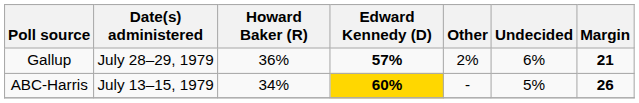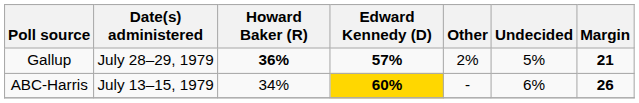(274, 60) normal -> (274, 60) bold
(534, 60) 6% -> (534, 60) 5%
(534, 85) 5% -> (534, 85) 6%
